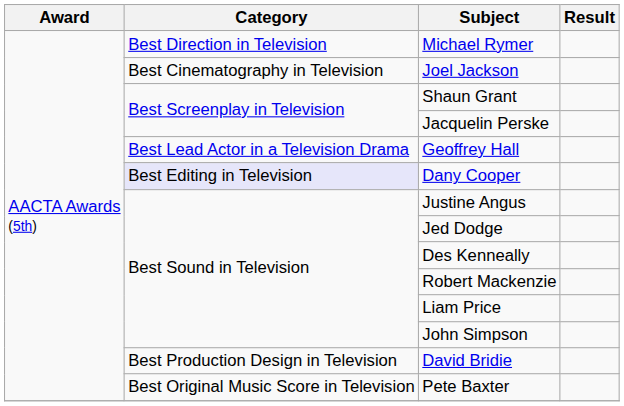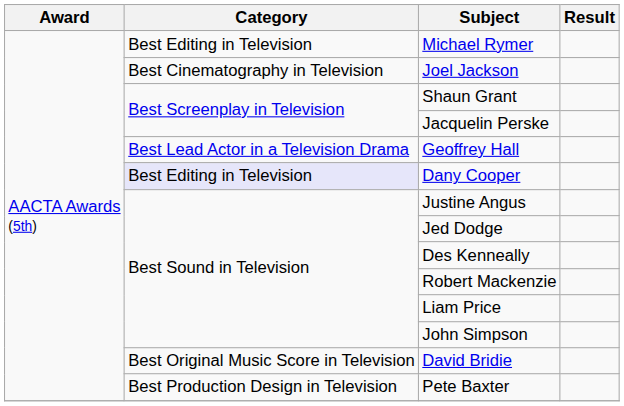(228, 44) Best Direction in Television -> (220, 44) Best Editing in Television
(263, 360) Best Production Design in Television -> (271, 360) Best Original Music Score in Television
(271, 387) Best Original Music Score in Television -> (263, 387) Best Production Design in Television
